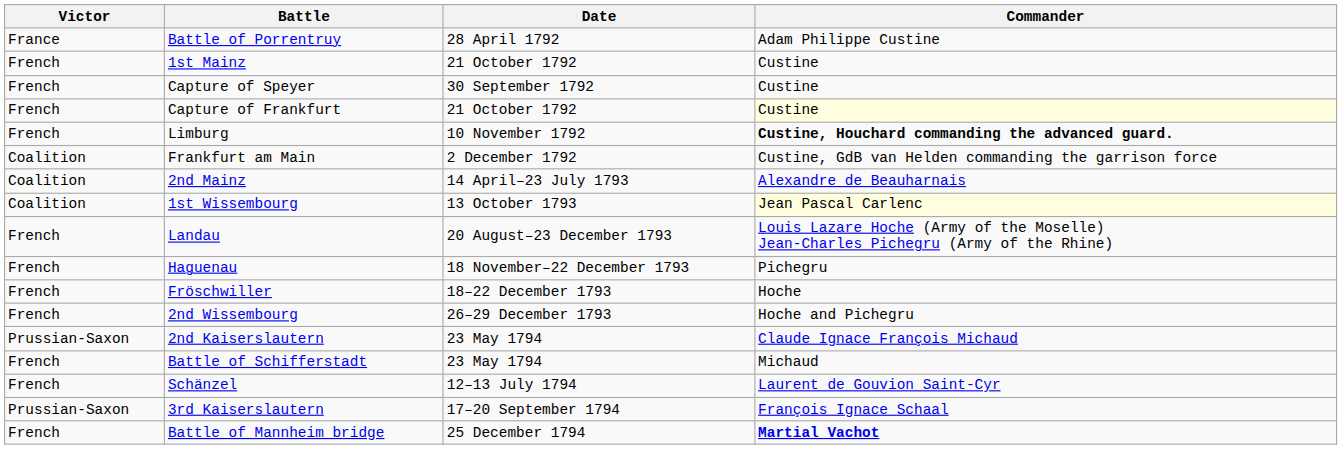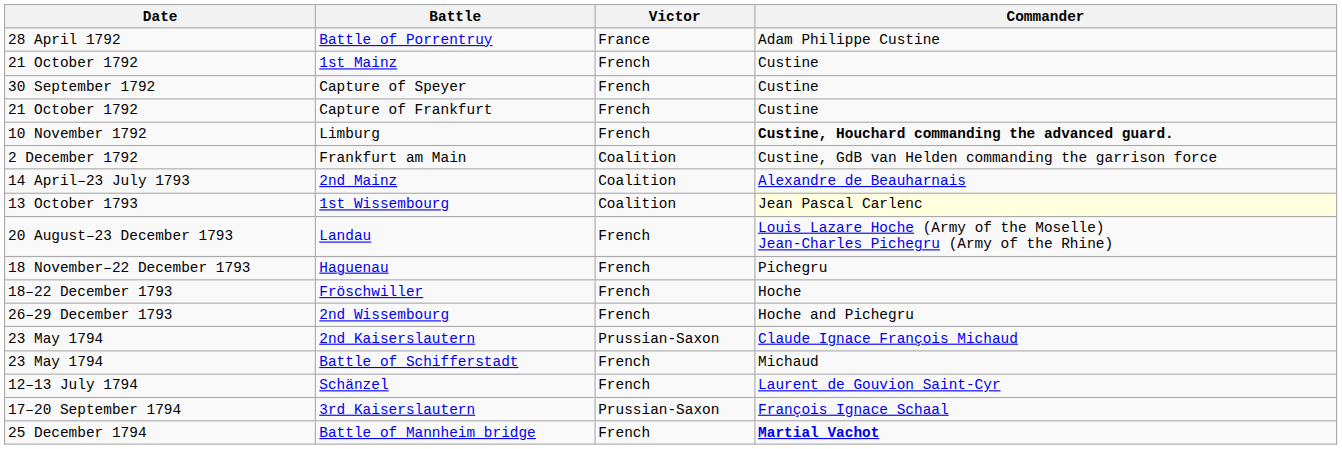columns swapped: (599, 16) <-> (85, 16)
(788, 110) lightyellow background -> (788, 110) no background
